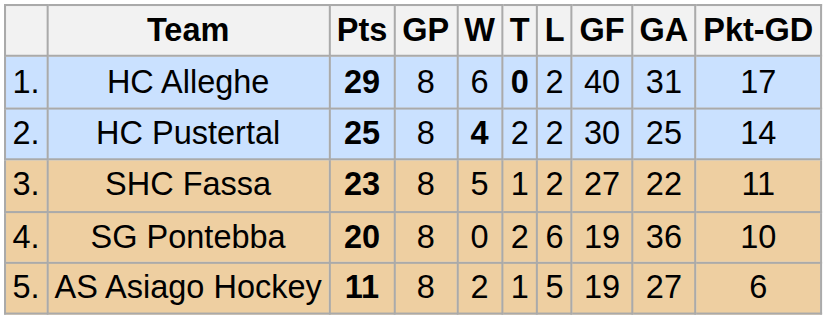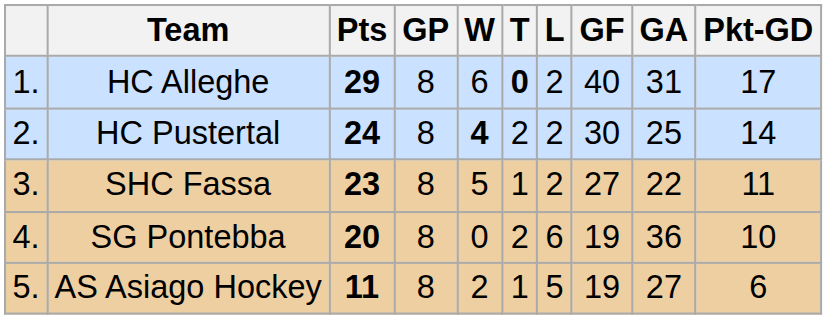(362, 133) 25 -> (362, 133) 24
